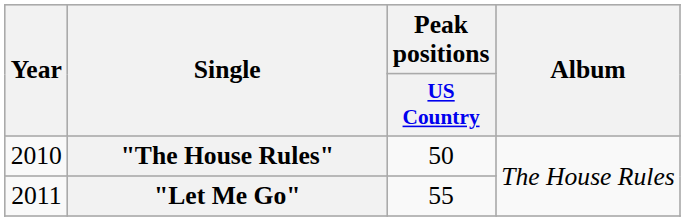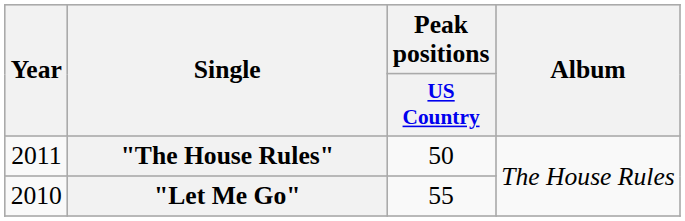(36, 155) 2010 -> (36, 155) 2011
(36, 196) 2011 -> (36, 196) 2010
